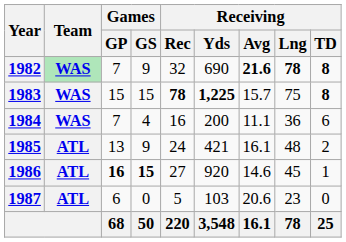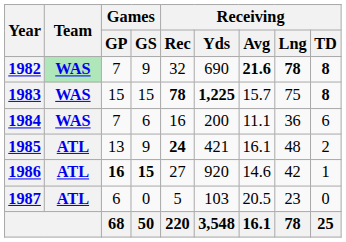(146, 120) 4 -> (146, 120) 6
(178, 146) normal -> (178, 146) bold
(293, 172) 45 -> (293, 172) 42
(257, 198) 20.6 -> (257, 198) 20.5
